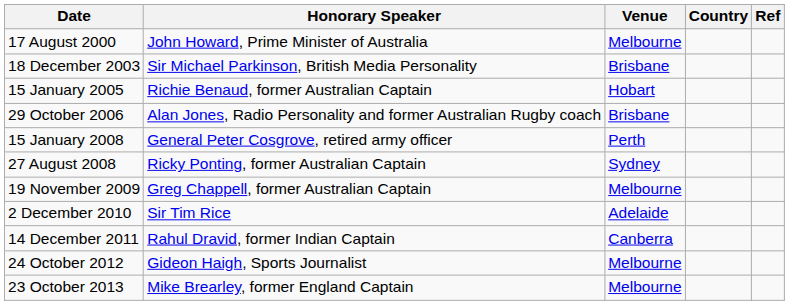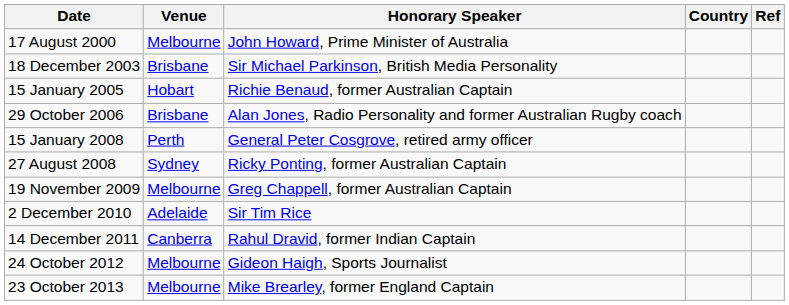columns swapped: (645, 16) <-> (374, 16)
